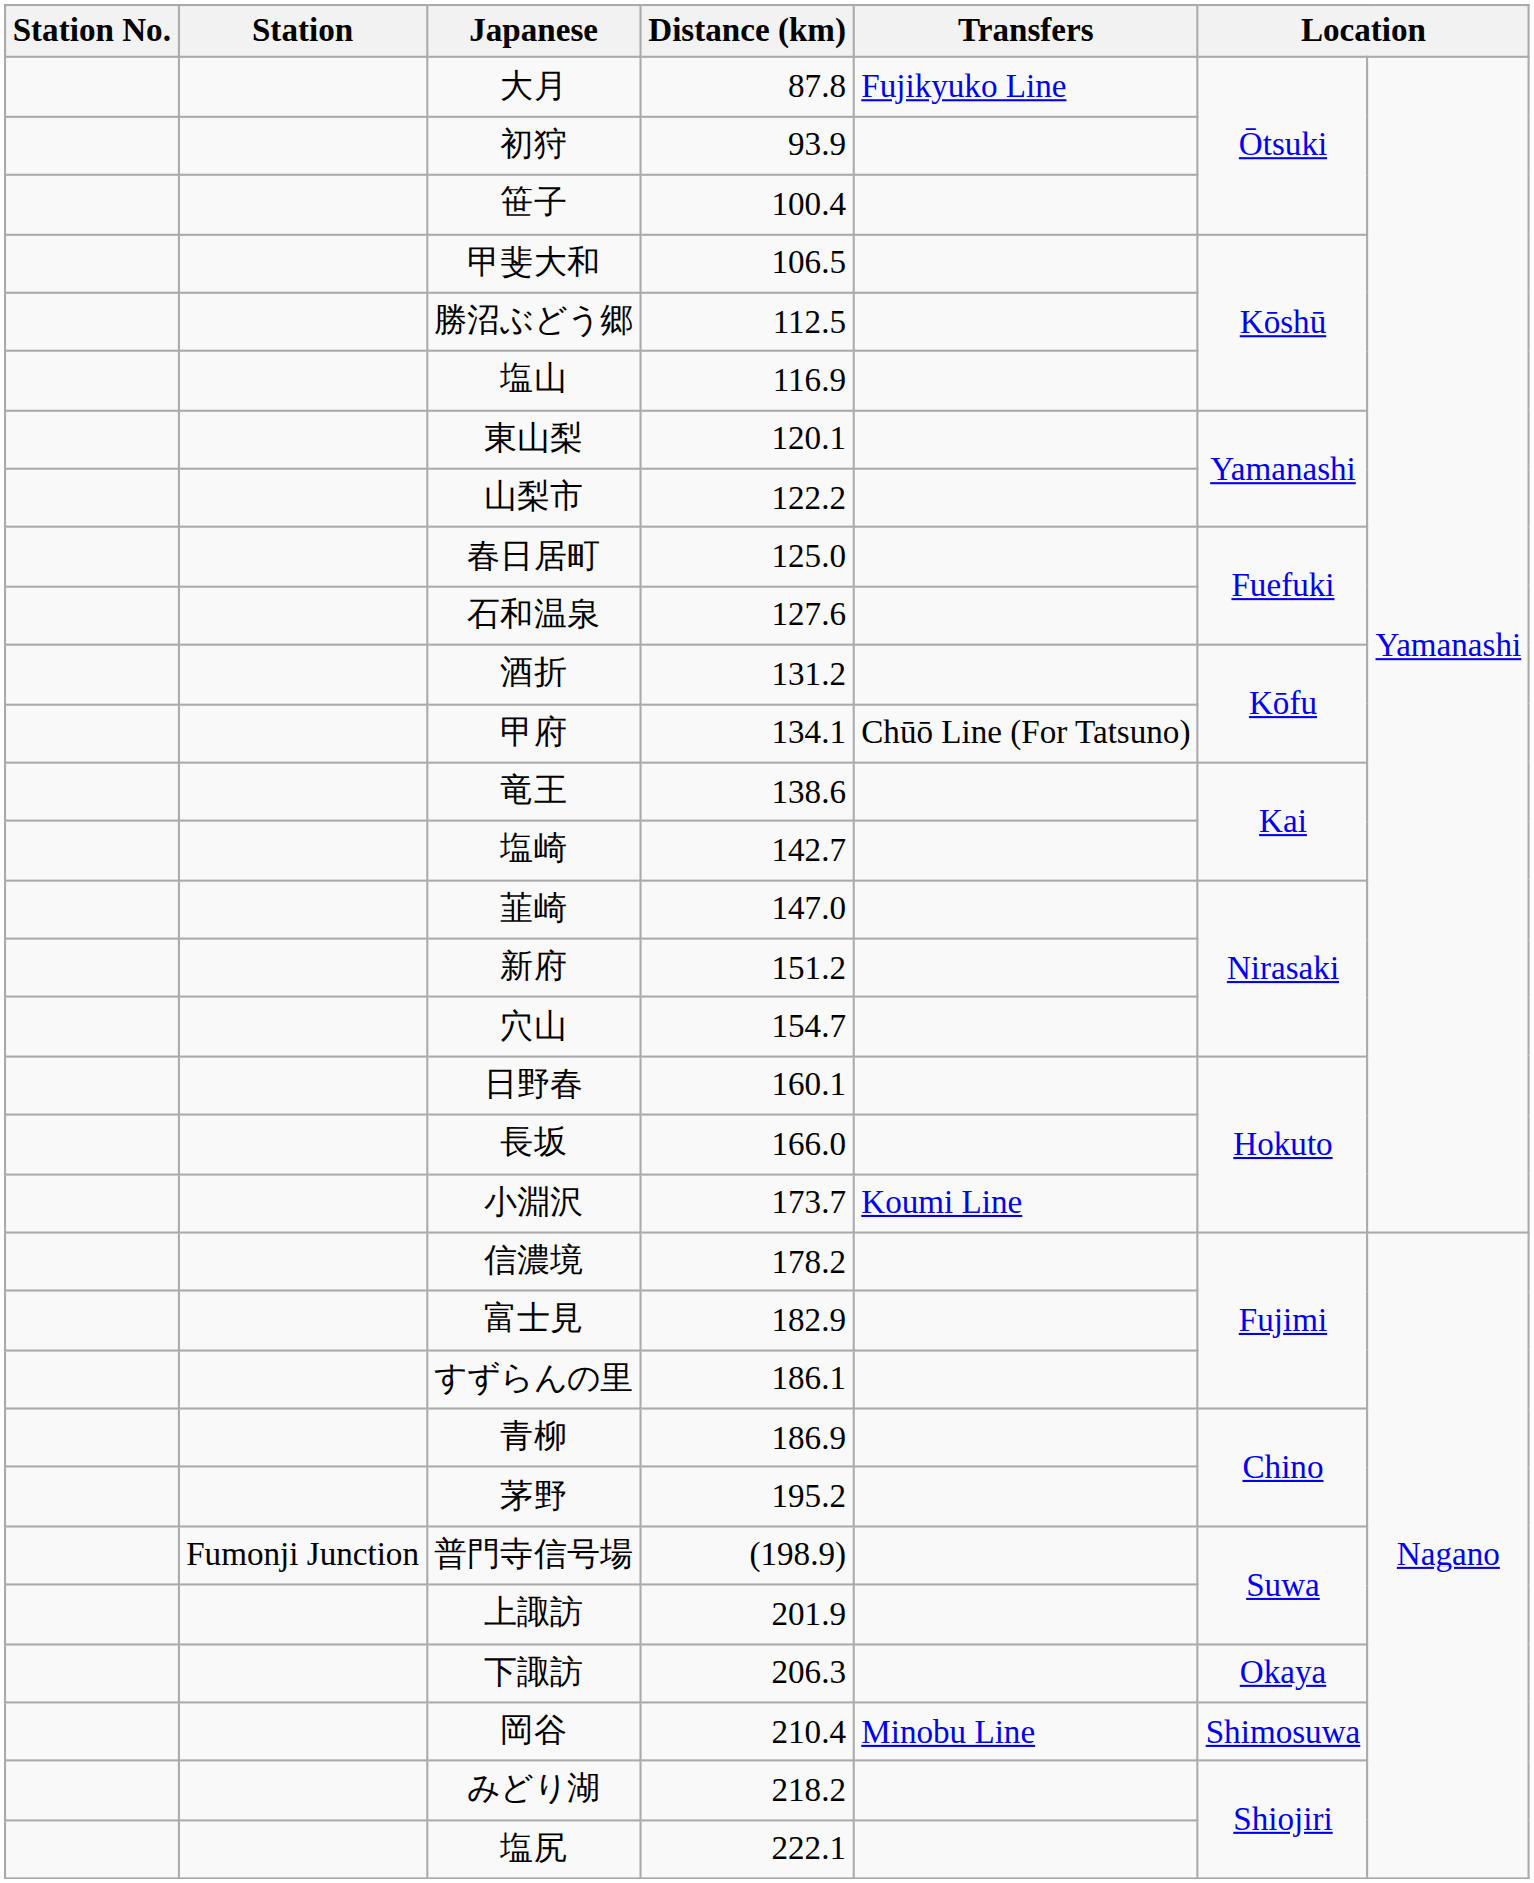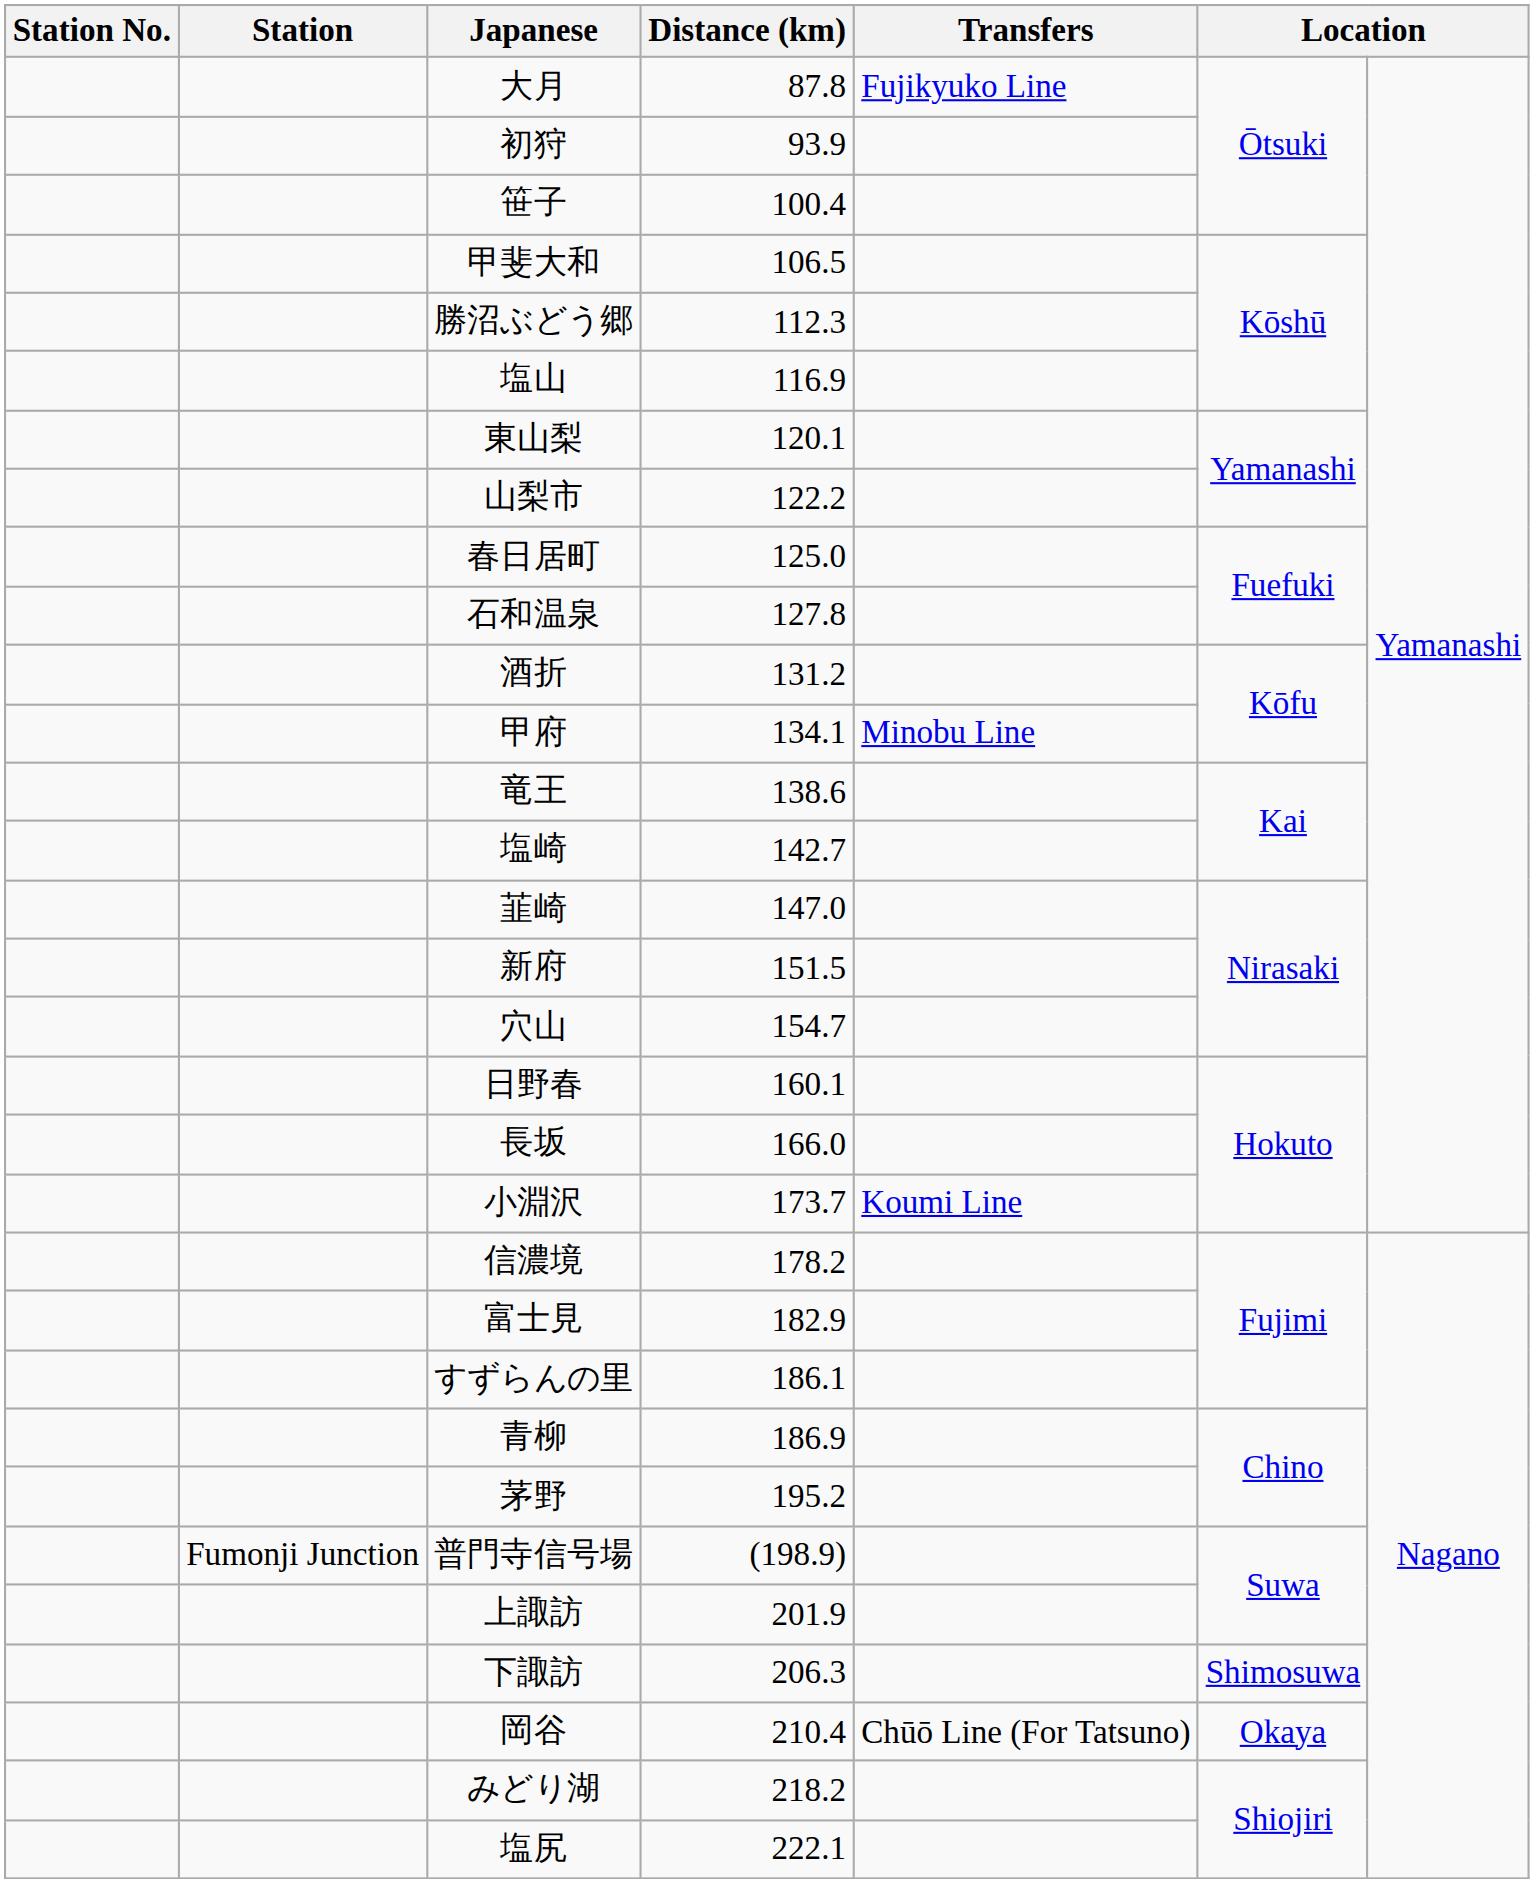(809, 321) 112.5 -> (809, 321) 112.3
(809, 615) 127.6 -> (809, 615) 127.8
(1026, 732) Chūō Line (For Tatsuno) -> (948, 732) Minobu Line
(809, 967) 151.2 -> (809, 967) 151.5
(1283, 1672) Okaya -> (1283, 1672) Shimosuwa
(948, 1731) Minobu Line -> (1026, 1731) Chūō Line (For Tatsuno)
(1283, 1731) Shimosuwa -> (1283, 1731) Okaya
